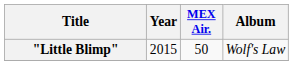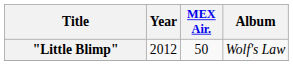(163, 49) 2015 -> (163, 49) 2012
